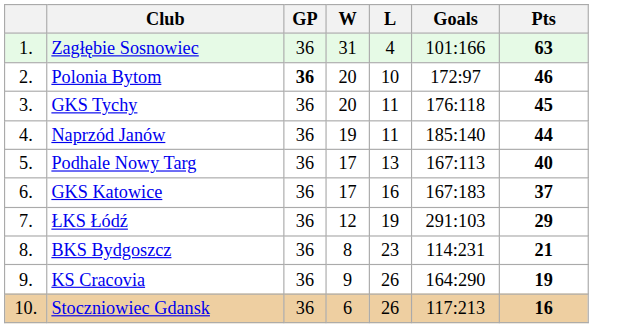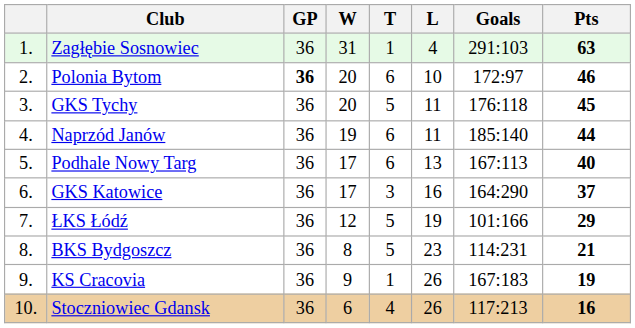+ column: (390, 18)
(456, 47) 101:166 -> (498, 47) 291:103
(456, 192) 167:183 -> (498, 192) 164:290
(456, 221) 291:103 -> (498, 221) 101:166
(456, 279) 164:290 -> (498, 279) 167:183
